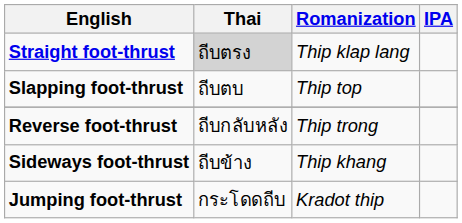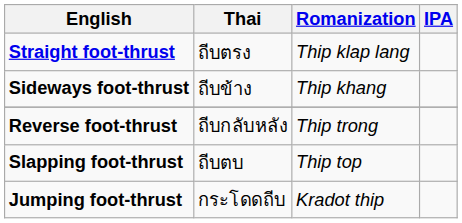(224, 52) lightgrey background -> (224, 52) no background
rows swapped: (99, 162) <-> (96, 88)
